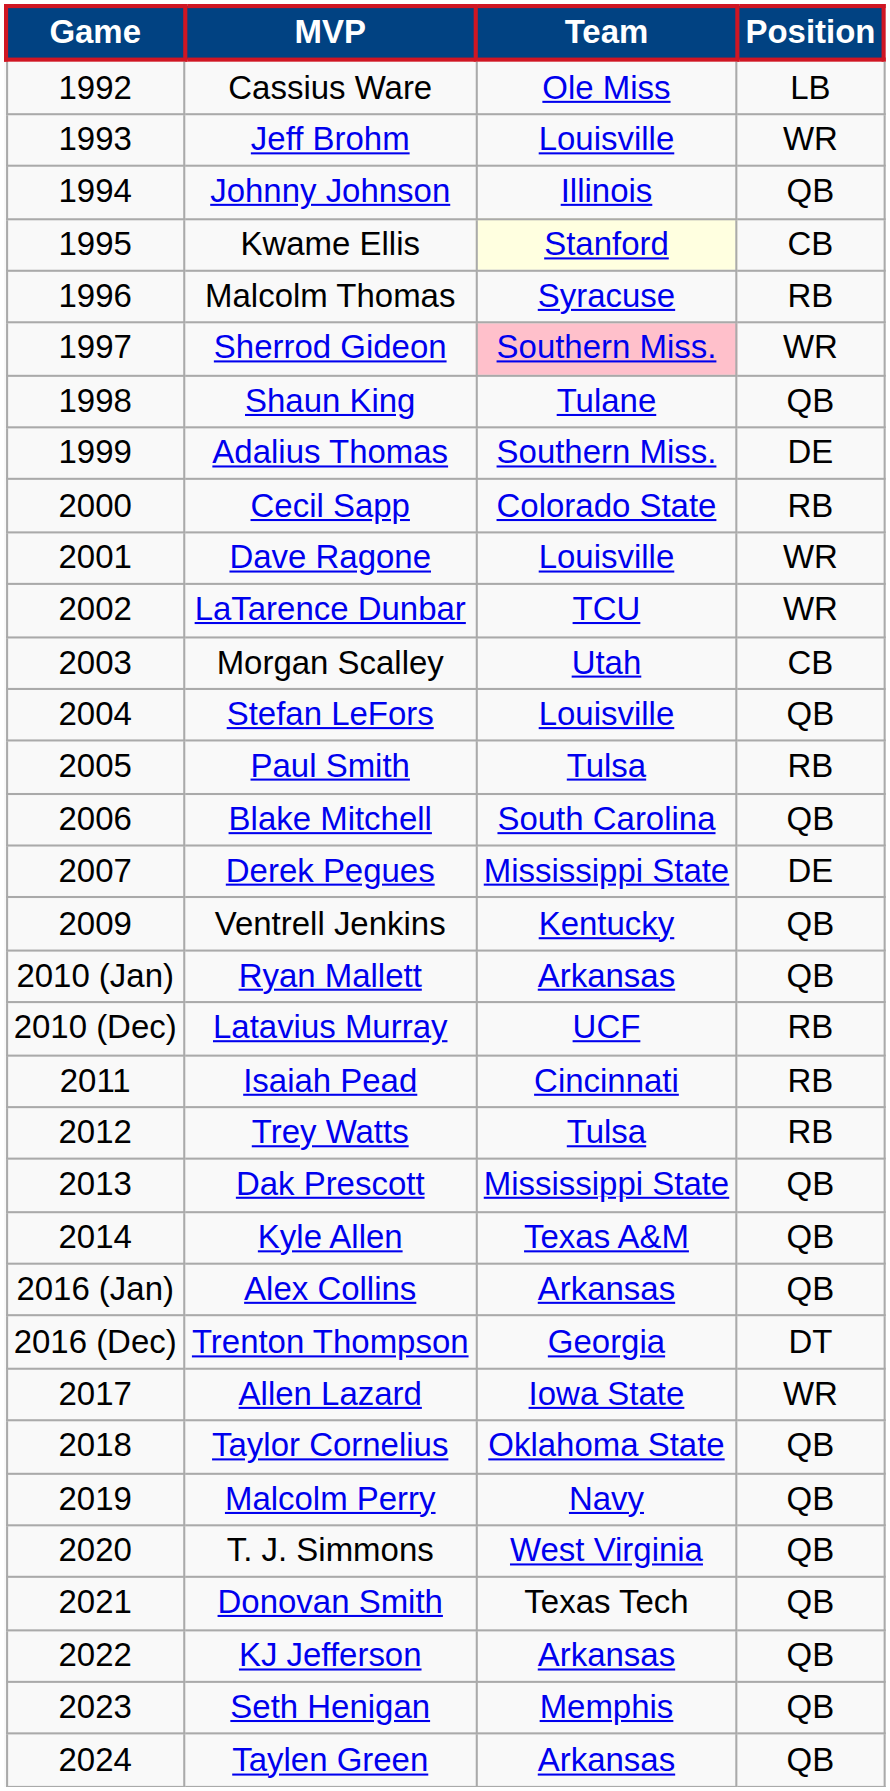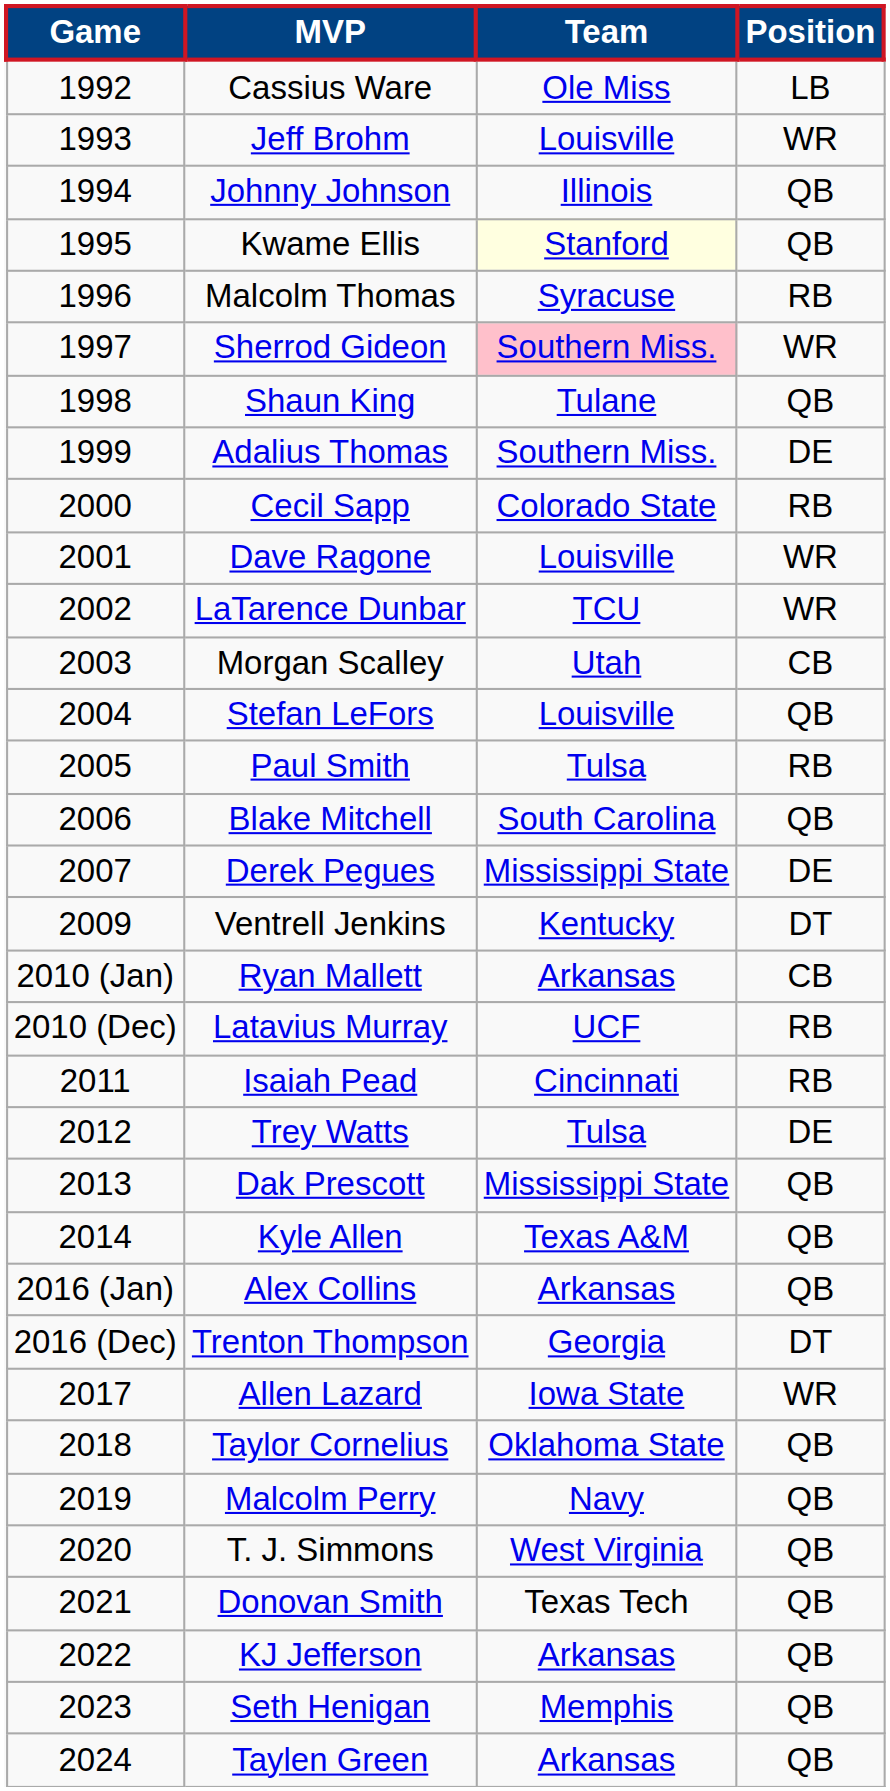(810, 243) CB -> (810, 243) QB
(810, 923) QB -> (810, 923) DT
(810, 975) QB -> (810, 975) CB
(810, 1132) RB -> (810, 1132) DE
